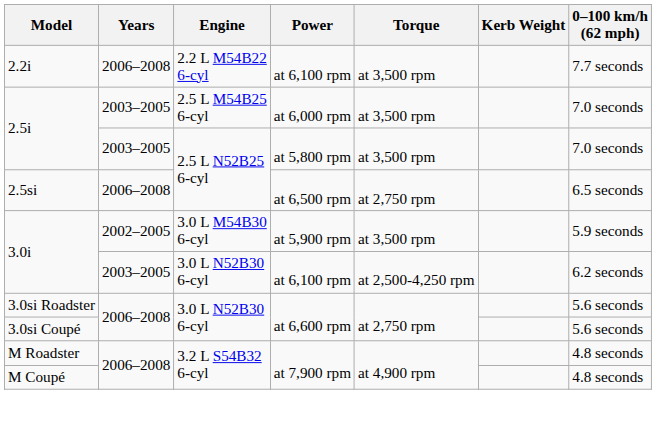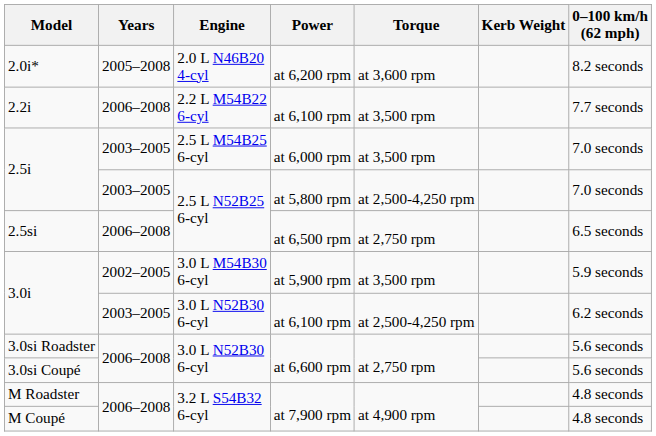+ row: (23, 66)
(397, 157) at 3,500 rpm -> (416, 198) at 2,500-4,250 rpm
